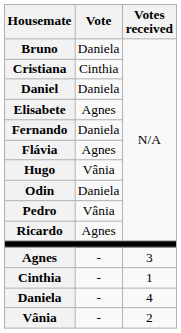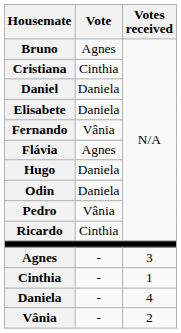(99, 49) Daniela -> (99, 49) Agnes
(99, 109) Agnes -> (99, 109) Daniela
(99, 130) Daniela -> (99, 130) Vânia
(99, 170) Vânia -> (99, 170) Daniela
(99, 231) Agnes -> (99, 231) Cinthia
